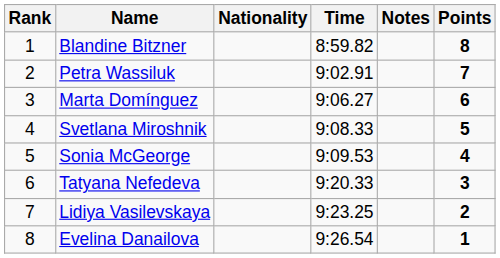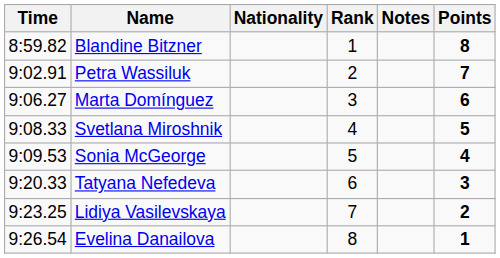columns swapped: (30, 18) <-> (344, 18)
